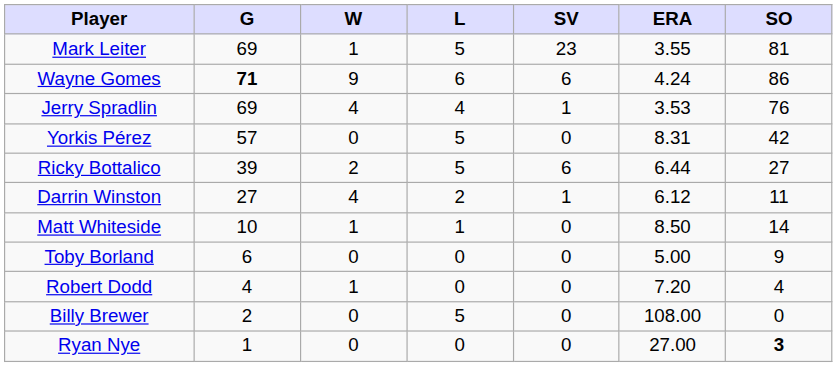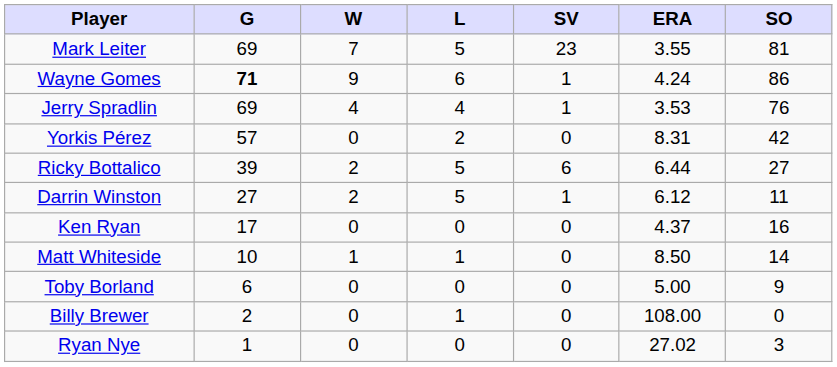(353, 49) 1 -> (353, 49) 7
(566, 78) 6 -> (566, 78) 1
(460, 138) 5 -> (460, 138) 2
(353, 197) 4 -> (353, 197) 2
(460, 197) 2 -> (460, 197) 5
+ row: (99, 227)
- row: (99, 286)
(460, 316) 5 -> (460, 316) 1
(673, 345) 27.00 -> (673, 345) 27.02
(779, 345) bold -> (779, 345) normal
